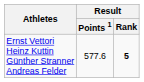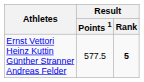(95, 56) 577.6 -> (95, 56) 577.5
